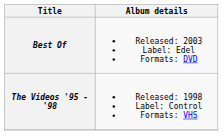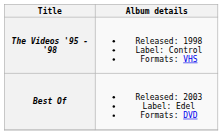rows swapped: (50, 102) <-> (50, 45)
